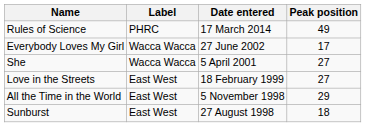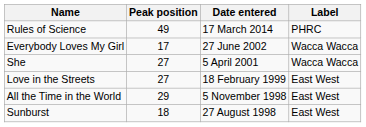columns swapped: (162, 12) <-> (324, 12)
